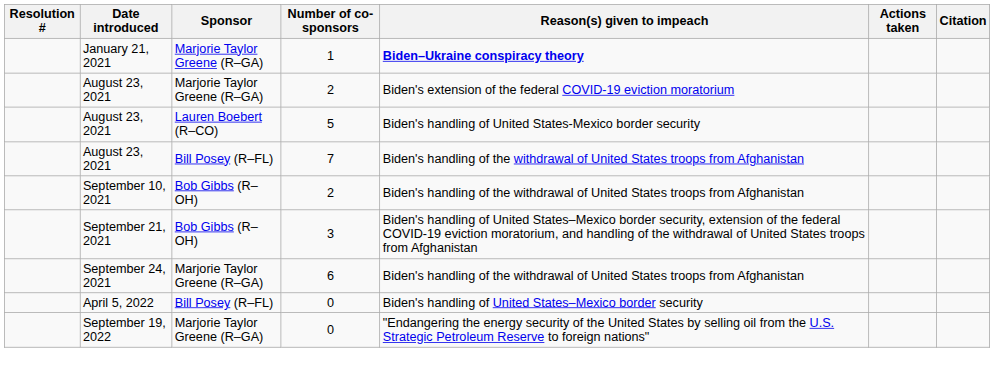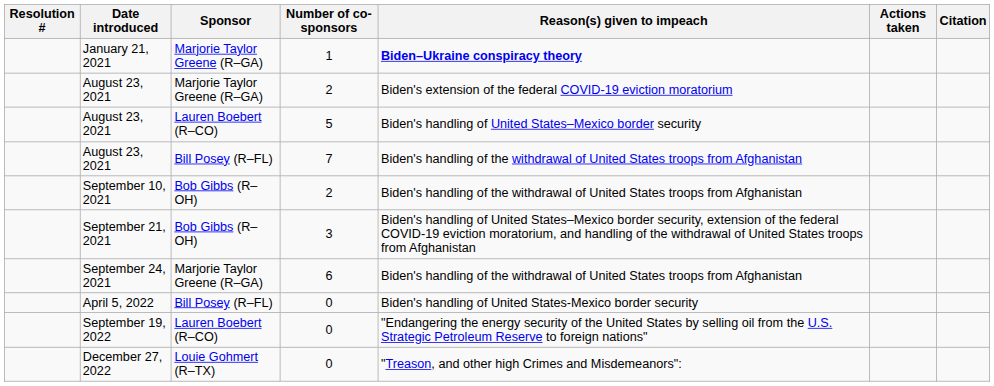(541, 124) Biden's handling of United States-Mexico border security -> (541, 124) Biden's handling of United States–Mexico border security
(543, 302) Biden's handling of United States–Mexico border security -> (540, 302) Biden's handling of United States-Mexico border security
(219, 330) Marjorie Taylor Greene (R–GA) -> (218, 330) Lauren Boebert (R–CO)
+ row: (123, 364)
